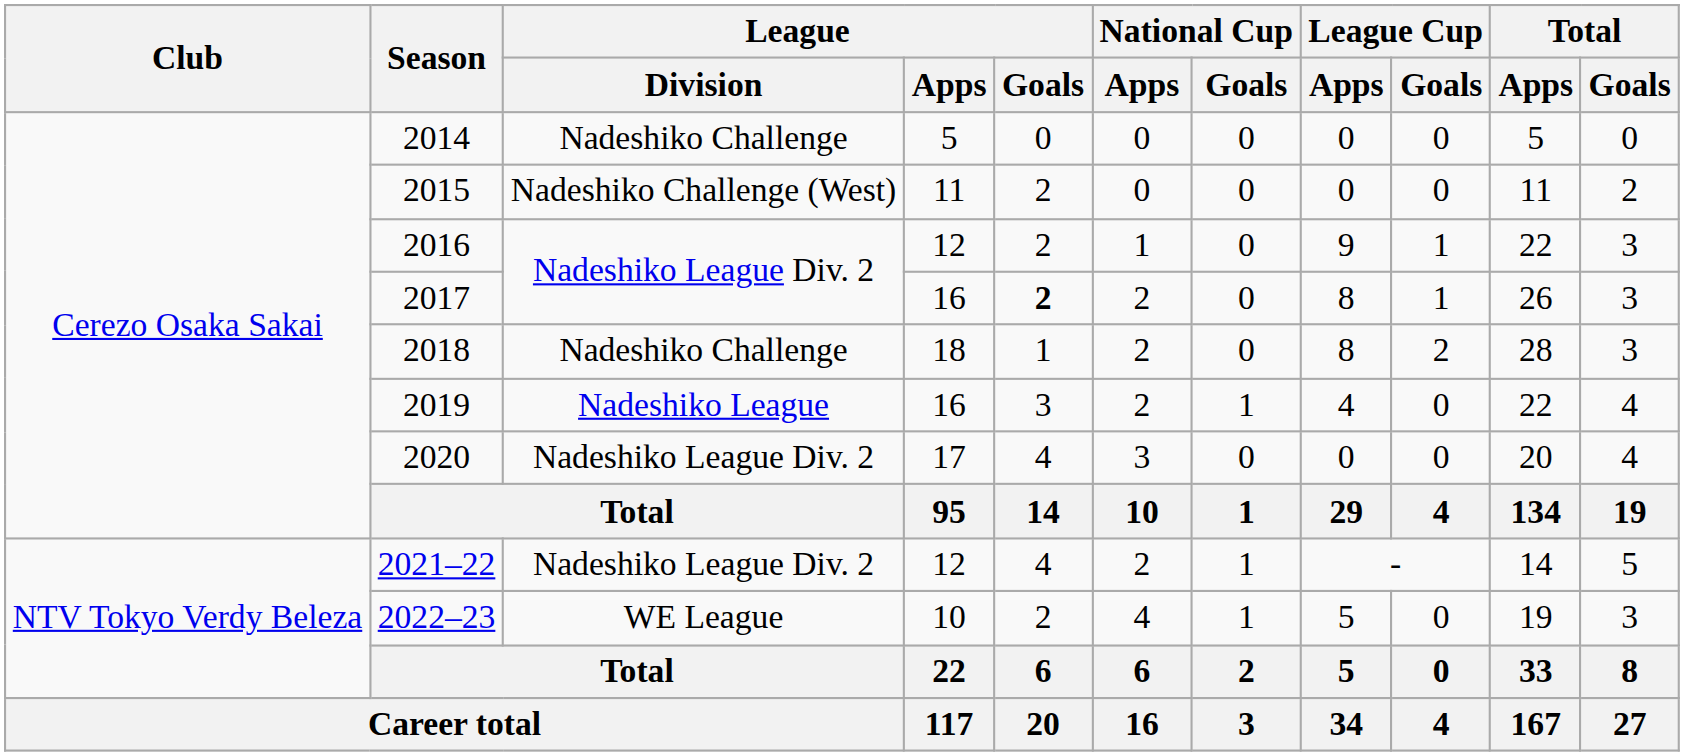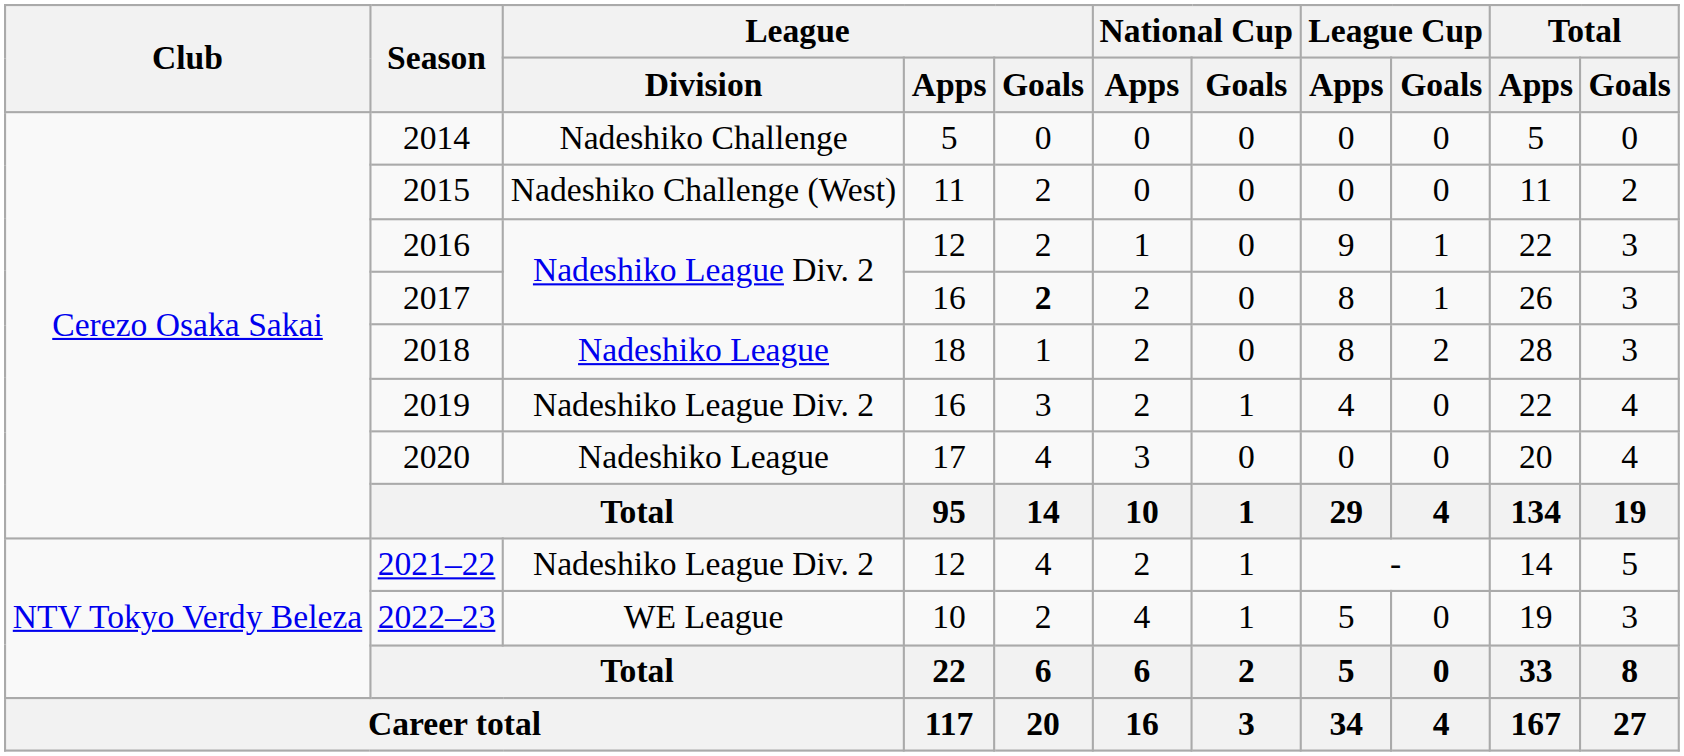(704, 350) Nadeshiko Challenge -> (704, 350) Nadeshiko League
(704, 404) Nadeshiko League -> (704, 404) Nadeshiko League Div. 2
(704, 457) Nadeshiko League Div. 2 -> (704, 457) Nadeshiko League
